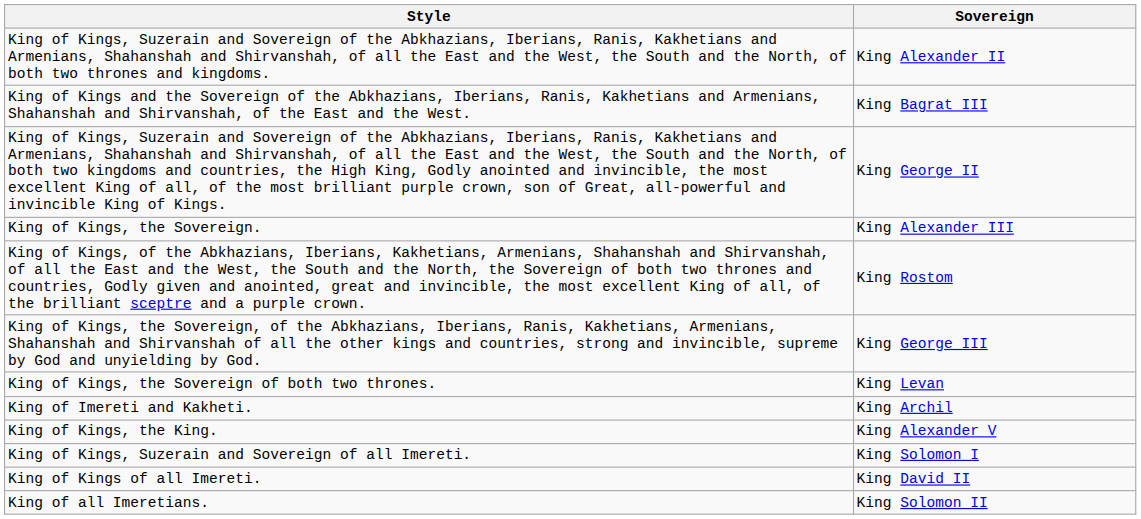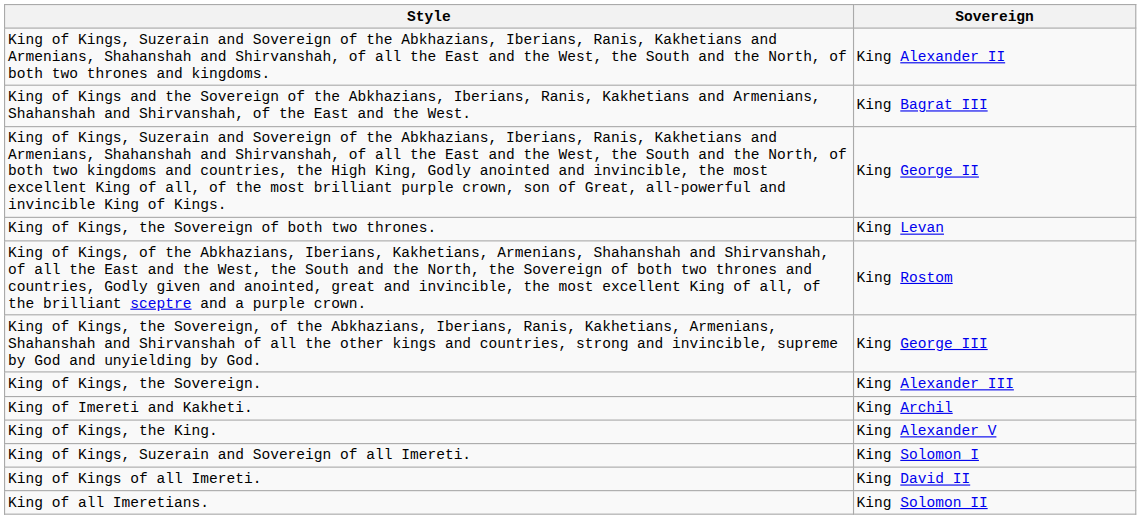rows swapped: (222, 384) <-> (135, 229)
